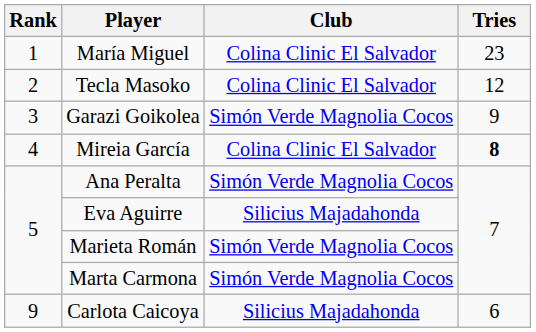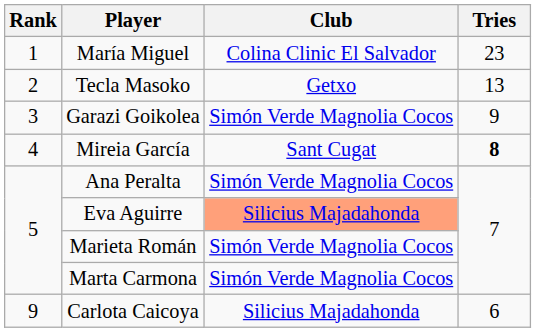(331, 85) Colina Clinic El Salvador -> (331, 85) Getxo
(494, 85) 12 -> (494, 85) 13
(331, 149) Colina Clinic El Salvador -> (331, 149) Sant Cugat
(331, 213) no background -> (331, 213) lightsalmon background
